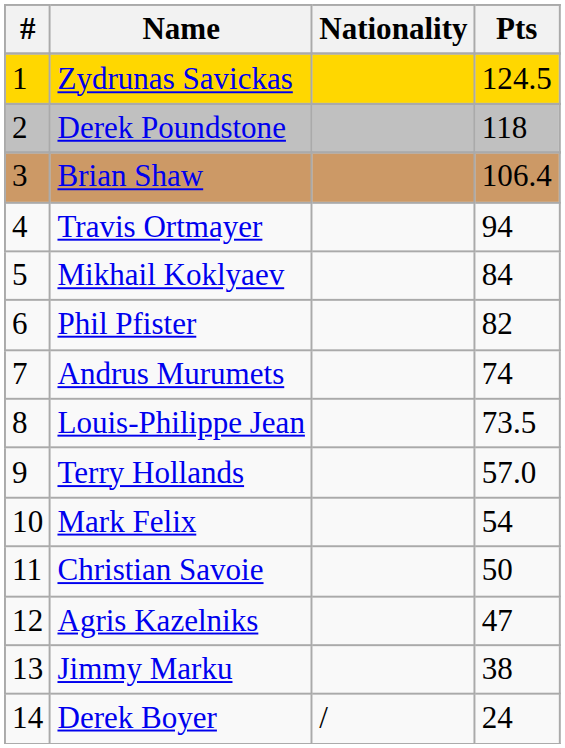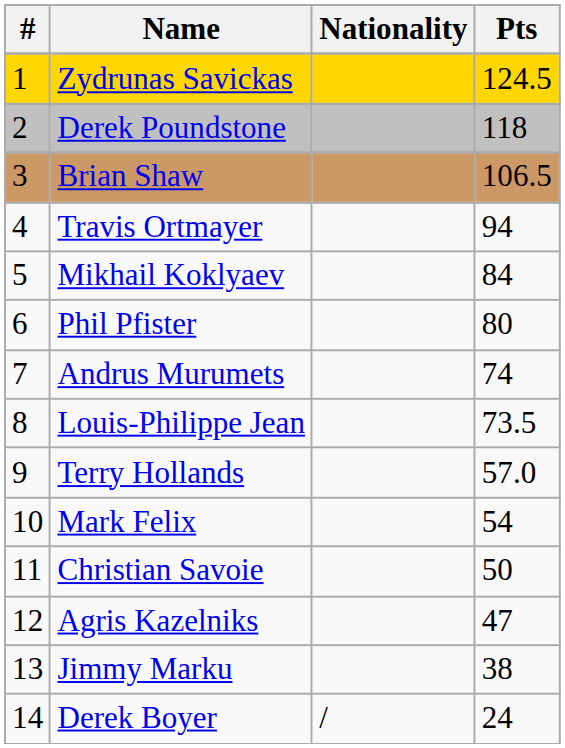(517, 176) 106.4 -> (517, 176) 106.5
(497, 324) 82 -> (497, 324) 80
